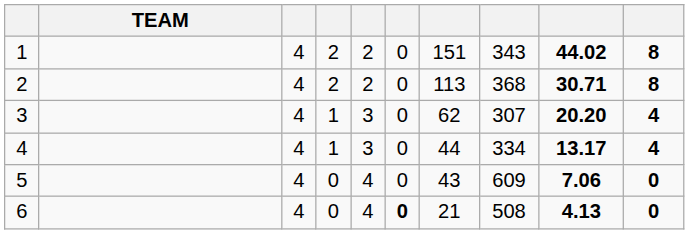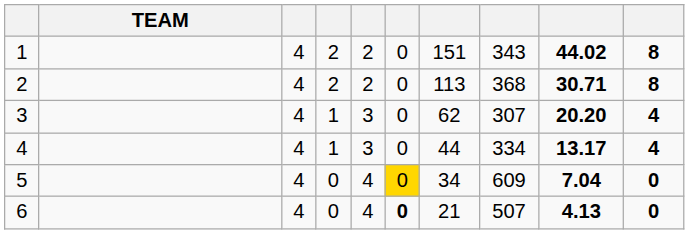(402, 180) no background -> (402, 180) gold background
(449, 180) 43 -> (449, 180) 34
(581, 180) 7.06 -> (581, 180) 7.04
(509, 212) 508 -> (509, 212) 507
